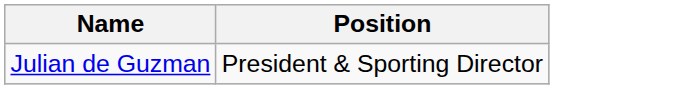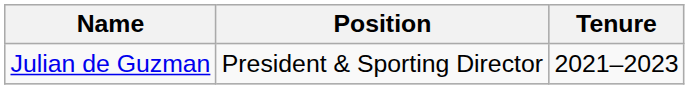+ column: (616, 24)
